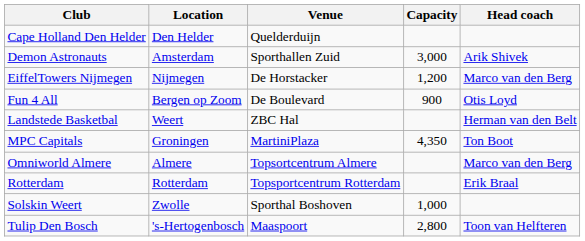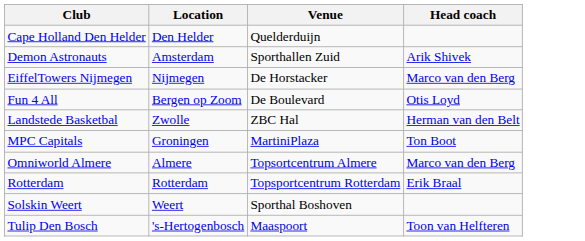- column: (432, 15)
(168, 120) Weert -> (171, 120) Zwolle
(171, 204) Zwolle -> (168, 204) Weert
